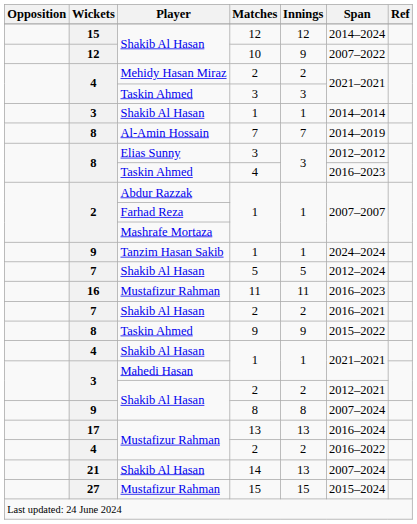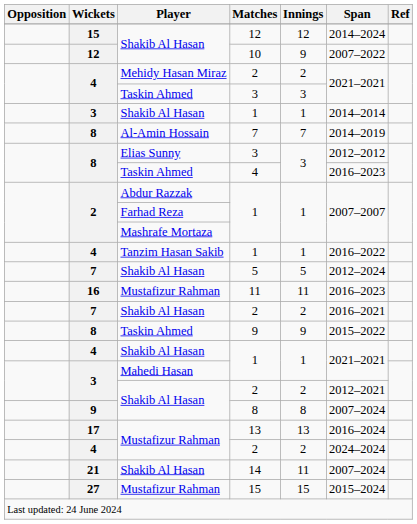(93, 251) 9 -> (93, 251) 4
(357, 251) 2024–2024 -> (357, 251) 2016–2022
(357, 449) 2016–2022 -> (357, 449) 2024–2024
(303, 469) 13 -> (303, 469) 11
